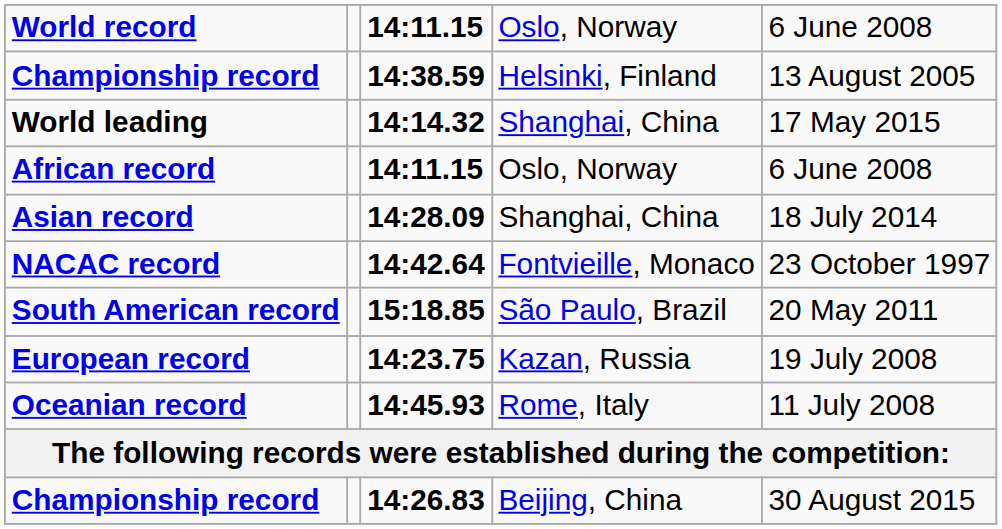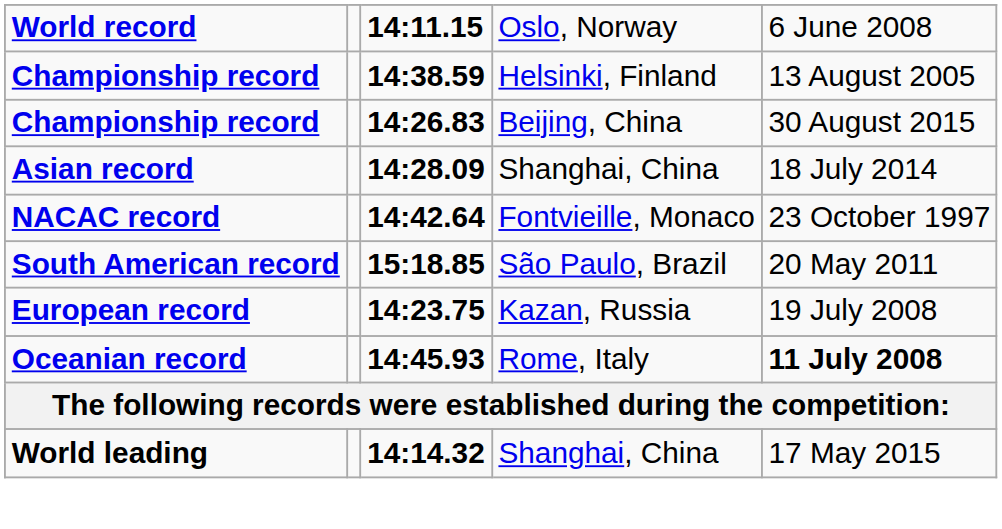rows swapped: (110, 122) <-> (166, 500)
- row: (114, 169)
(852, 405) normal -> (855, 358) bold
